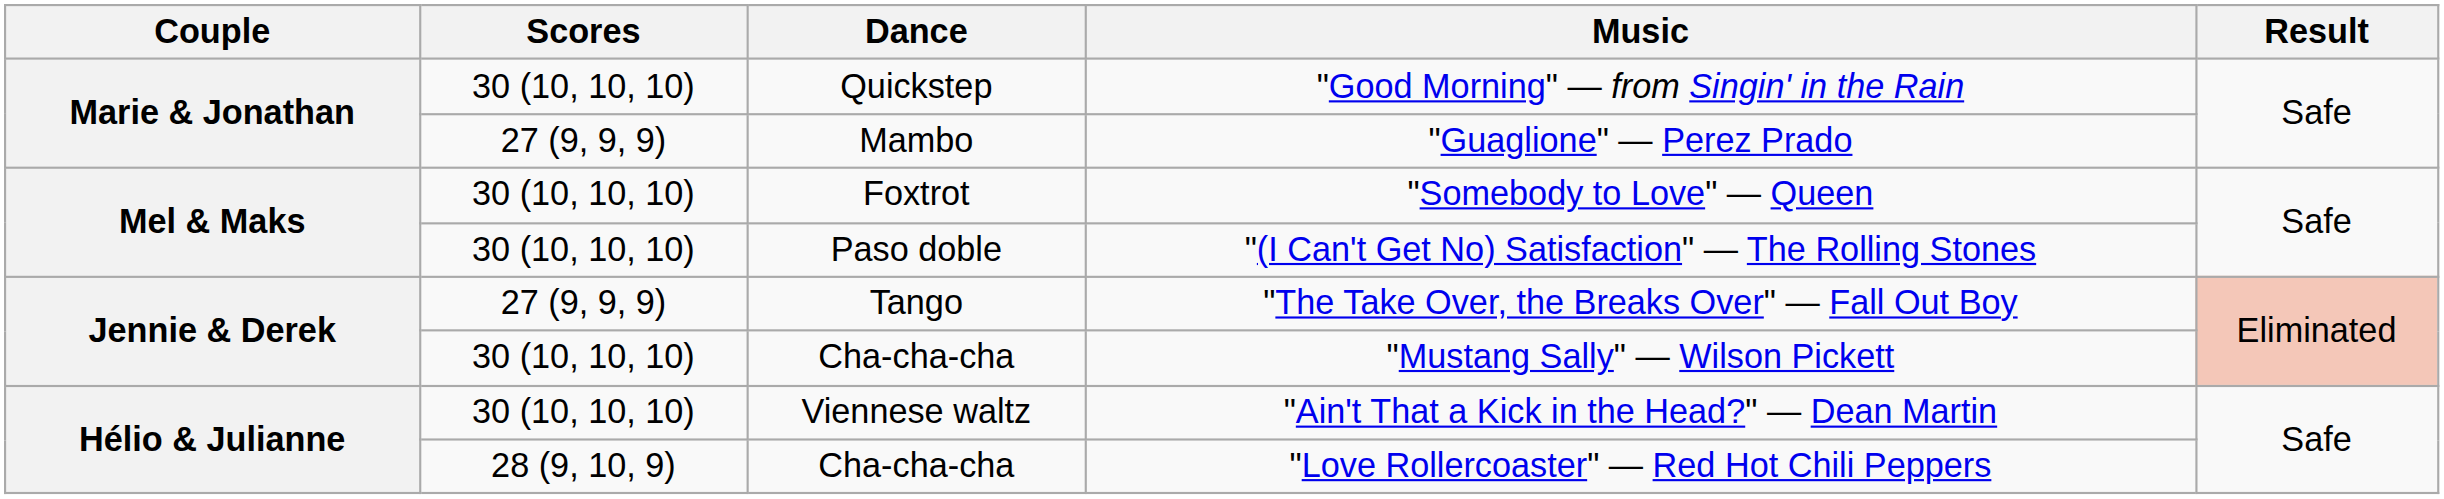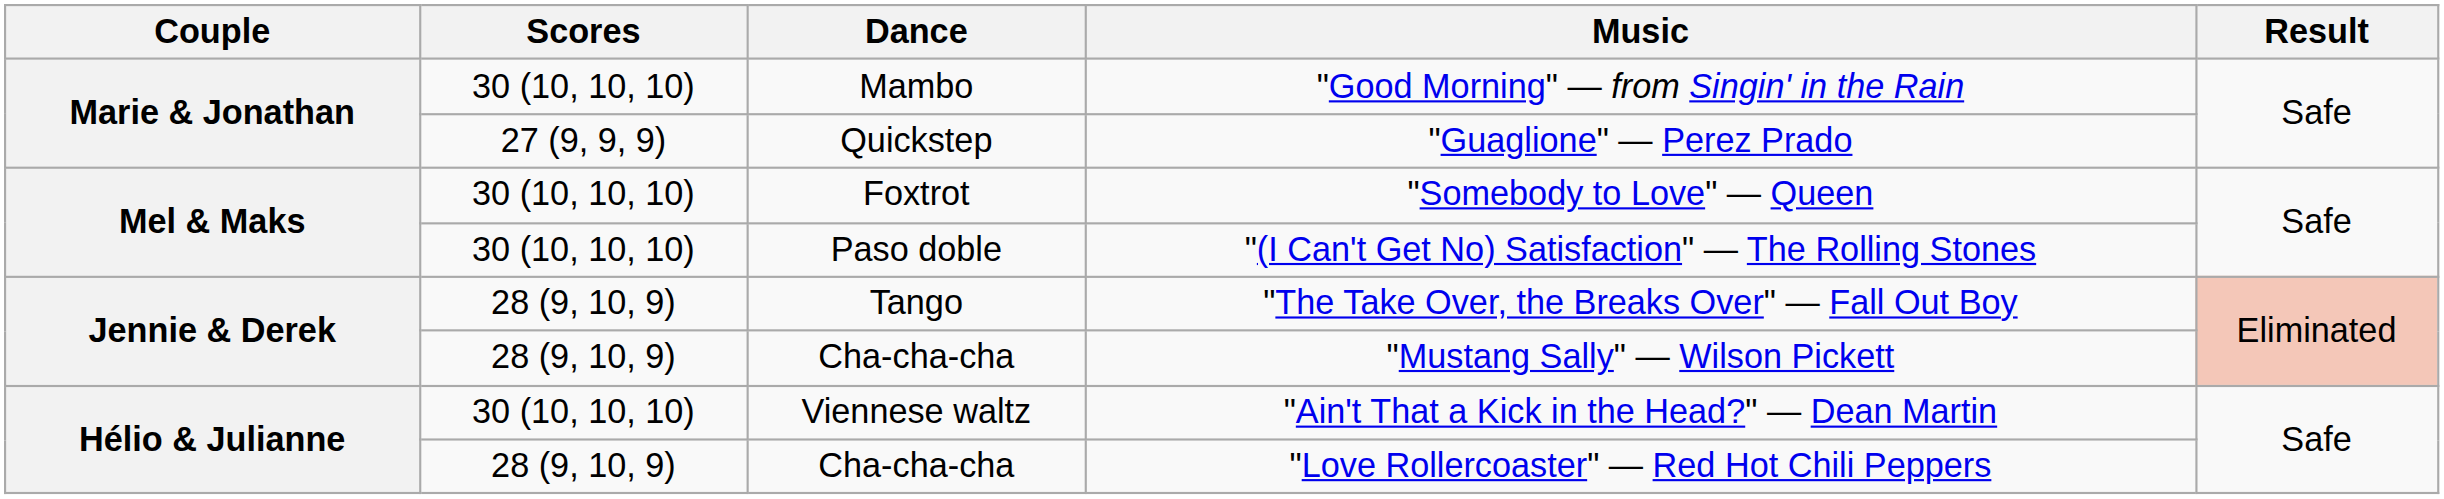(916, 85) Quickstep -> (916, 85) Mambo
(916, 140) Mambo -> (916, 140) Quickstep
(583, 303) 27 (9, 9, 9) -> (583, 303) 28 (9, 10, 9)
(583, 357) 30 (10, 10, 10) -> (583, 357) 28 (9, 10, 9)
